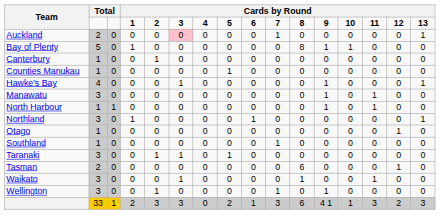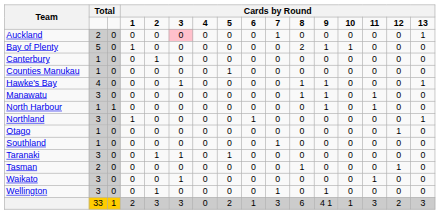(302, 47) 8 -> (302, 47) 2
(302, 83) 0 -> (302, 83) 1
(302, 95) 0 -> (302, 95) 1
(302, 167) 6 -> (302, 167) 1
(302, 179) 1 -> (302, 179) 0
